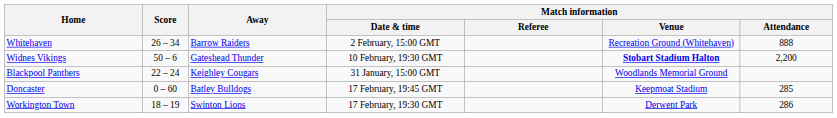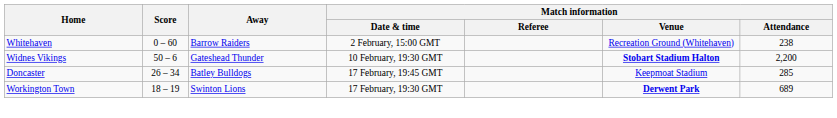(165, 42) 26 – 34 -> (165, 42) 0 – 60
(786, 42) 888 -> (786, 42) 238
- row: (43, 73)
(165, 89) 0 – 60 -> (165, 73) 26 – 34
(671, 104) normal -> (671, 89) bold
(786, 104) 286 -> (786, 89) 689
